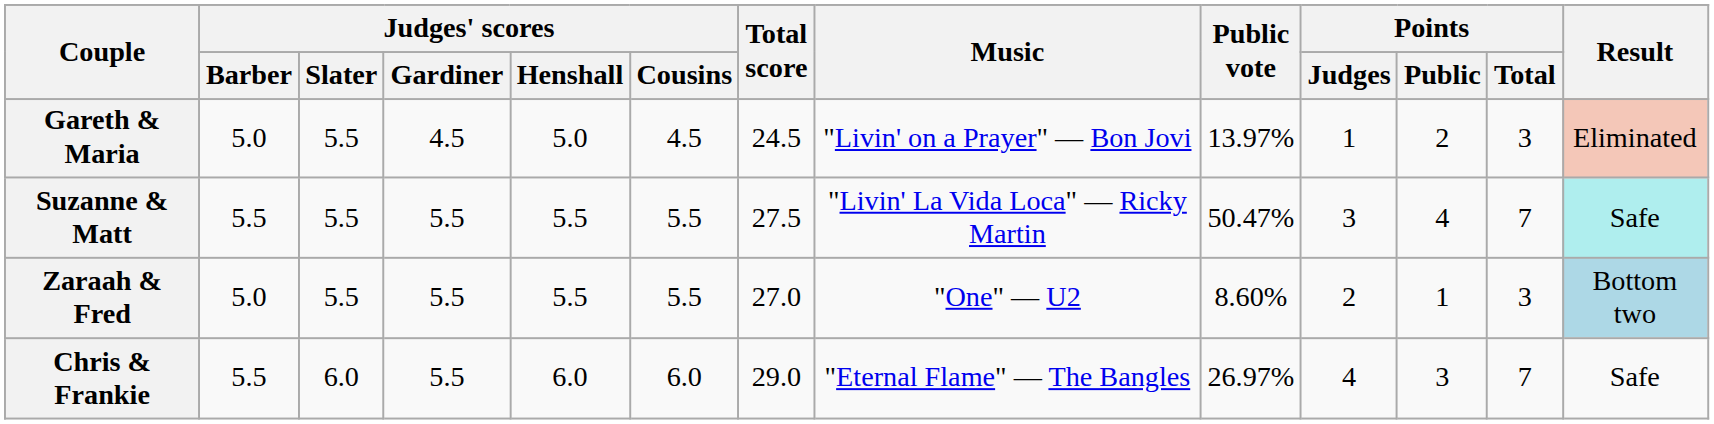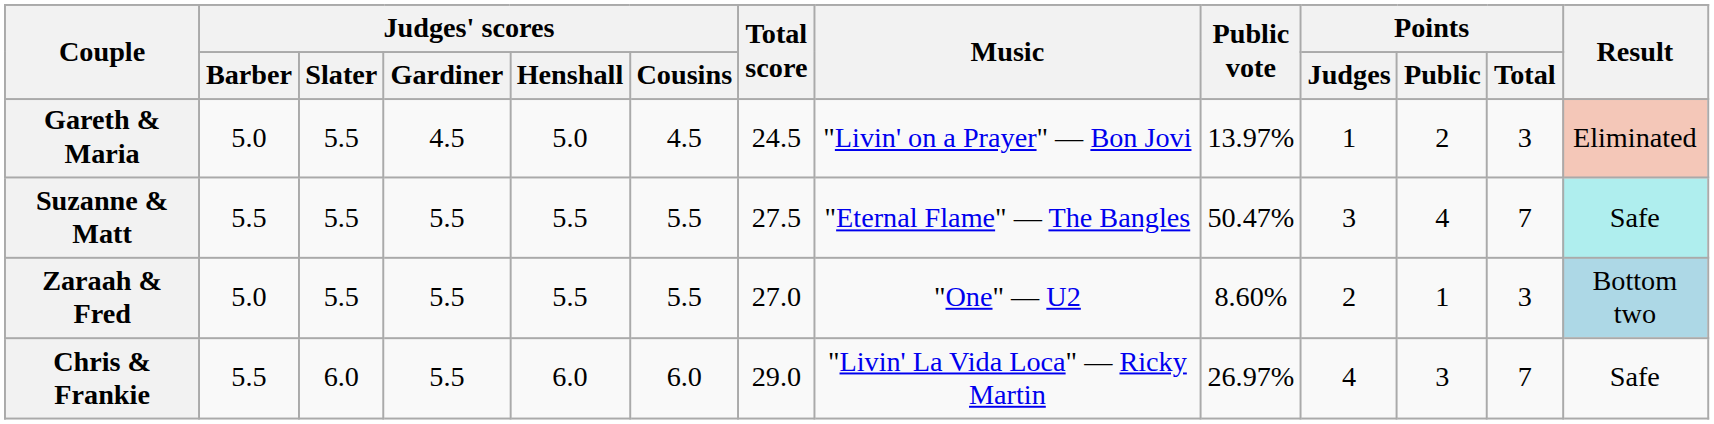(1007, 217) "Livin' La Vida Loca" — Ricky Martin -> (1007, 217) "Eternal Flame" — The Bangles
(1007, 377) "Eternal Flame" — The Bangles -> (1007, 377) "Livin' La Vida Loca" — Ricky Martin
